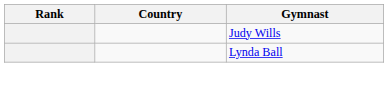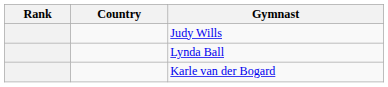+ row: (223, 71)
